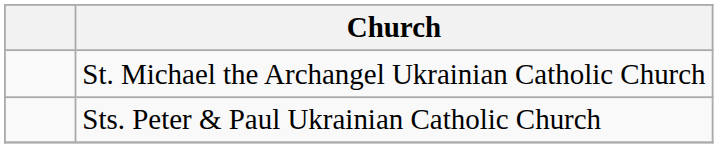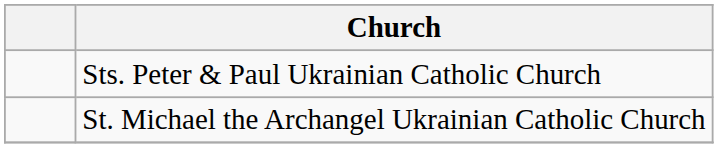rows swapped: (394, 73) <-> (342, 119)
